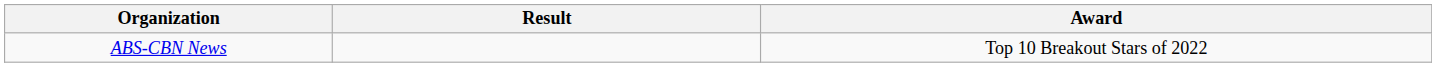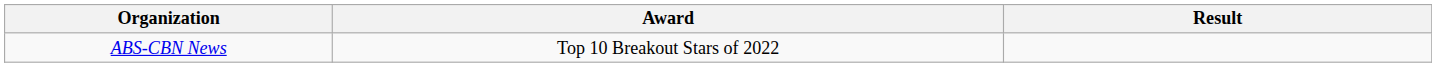columns swapped: (1096, 18) <-> (547, 18)
